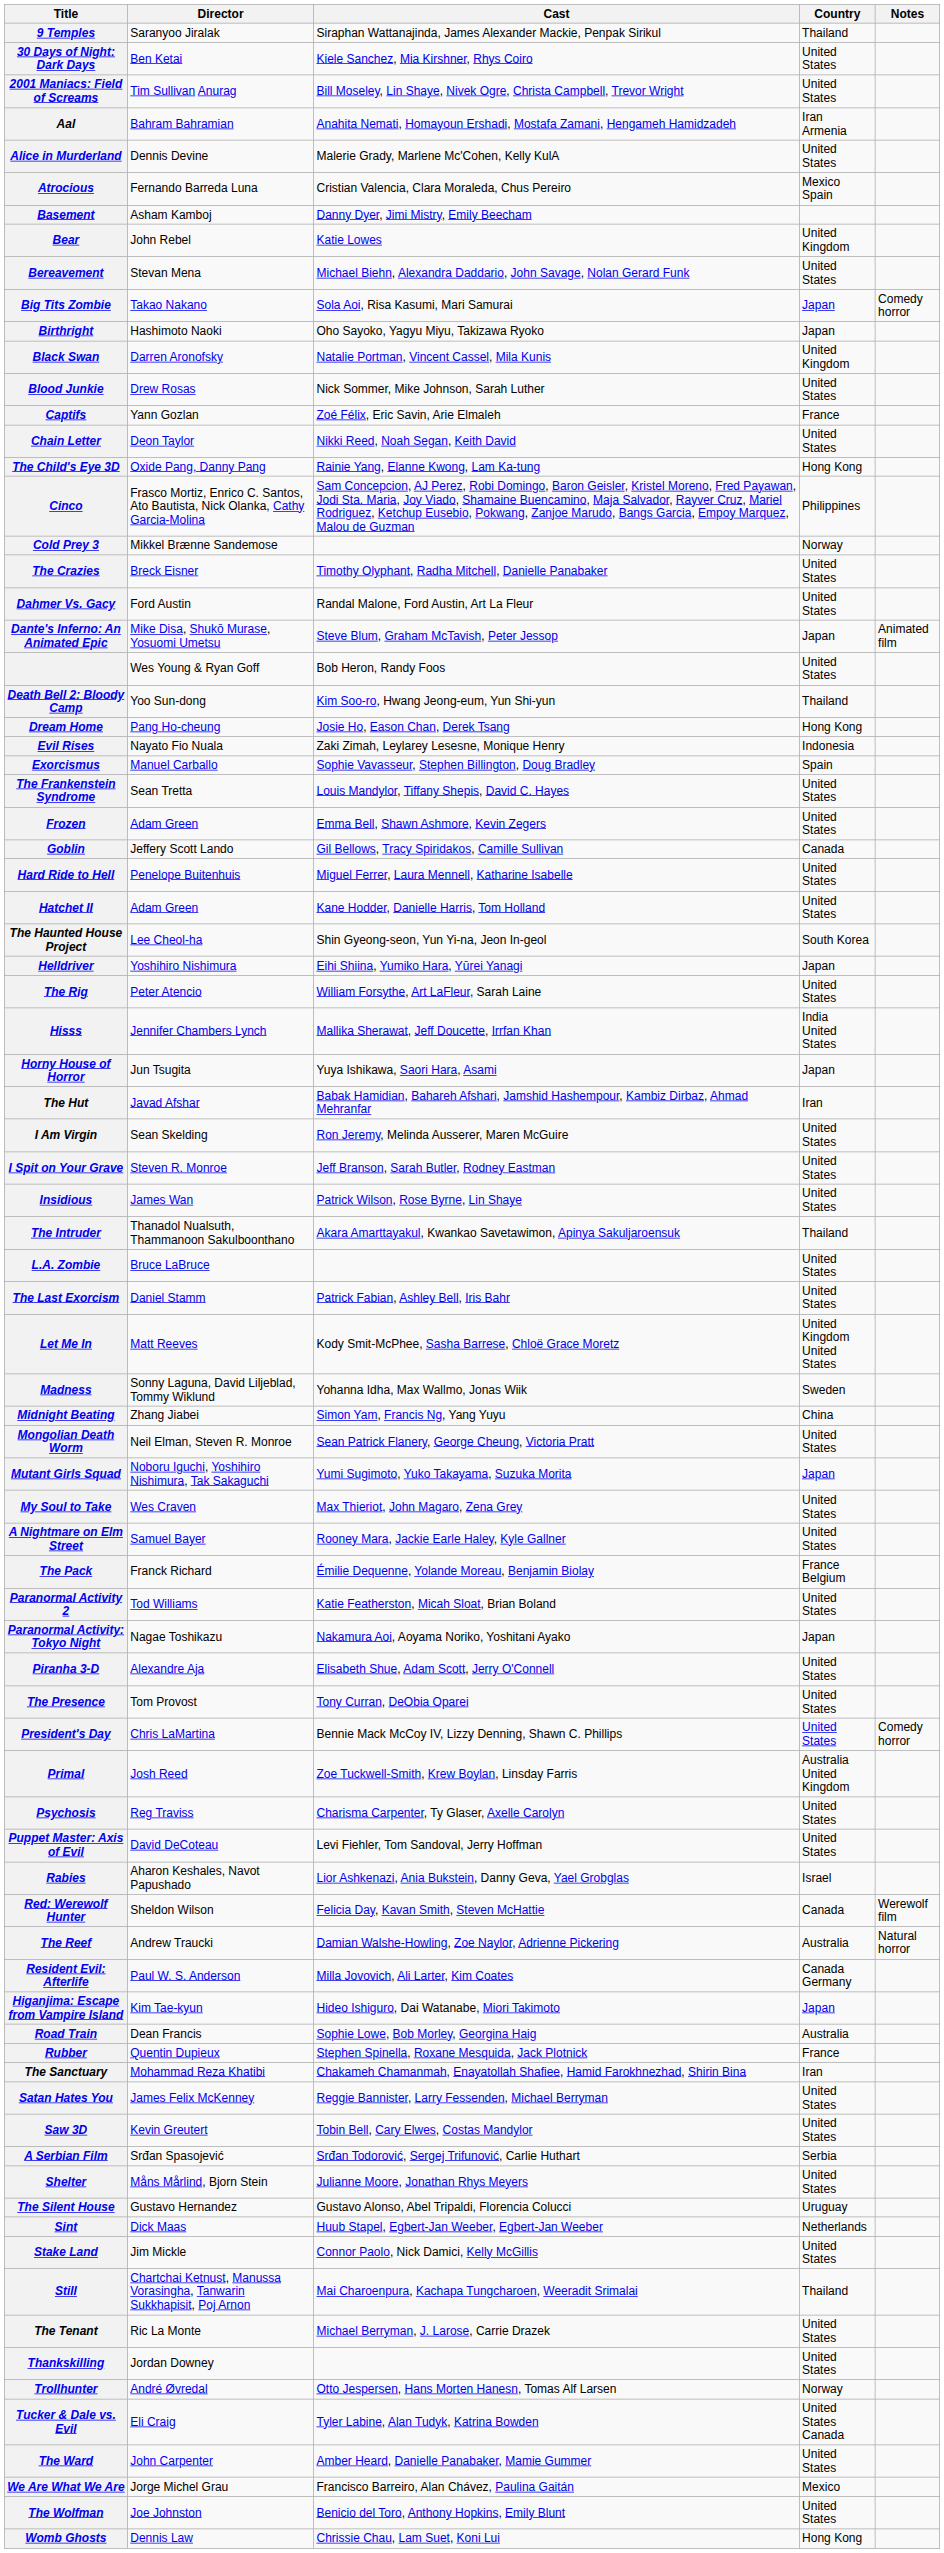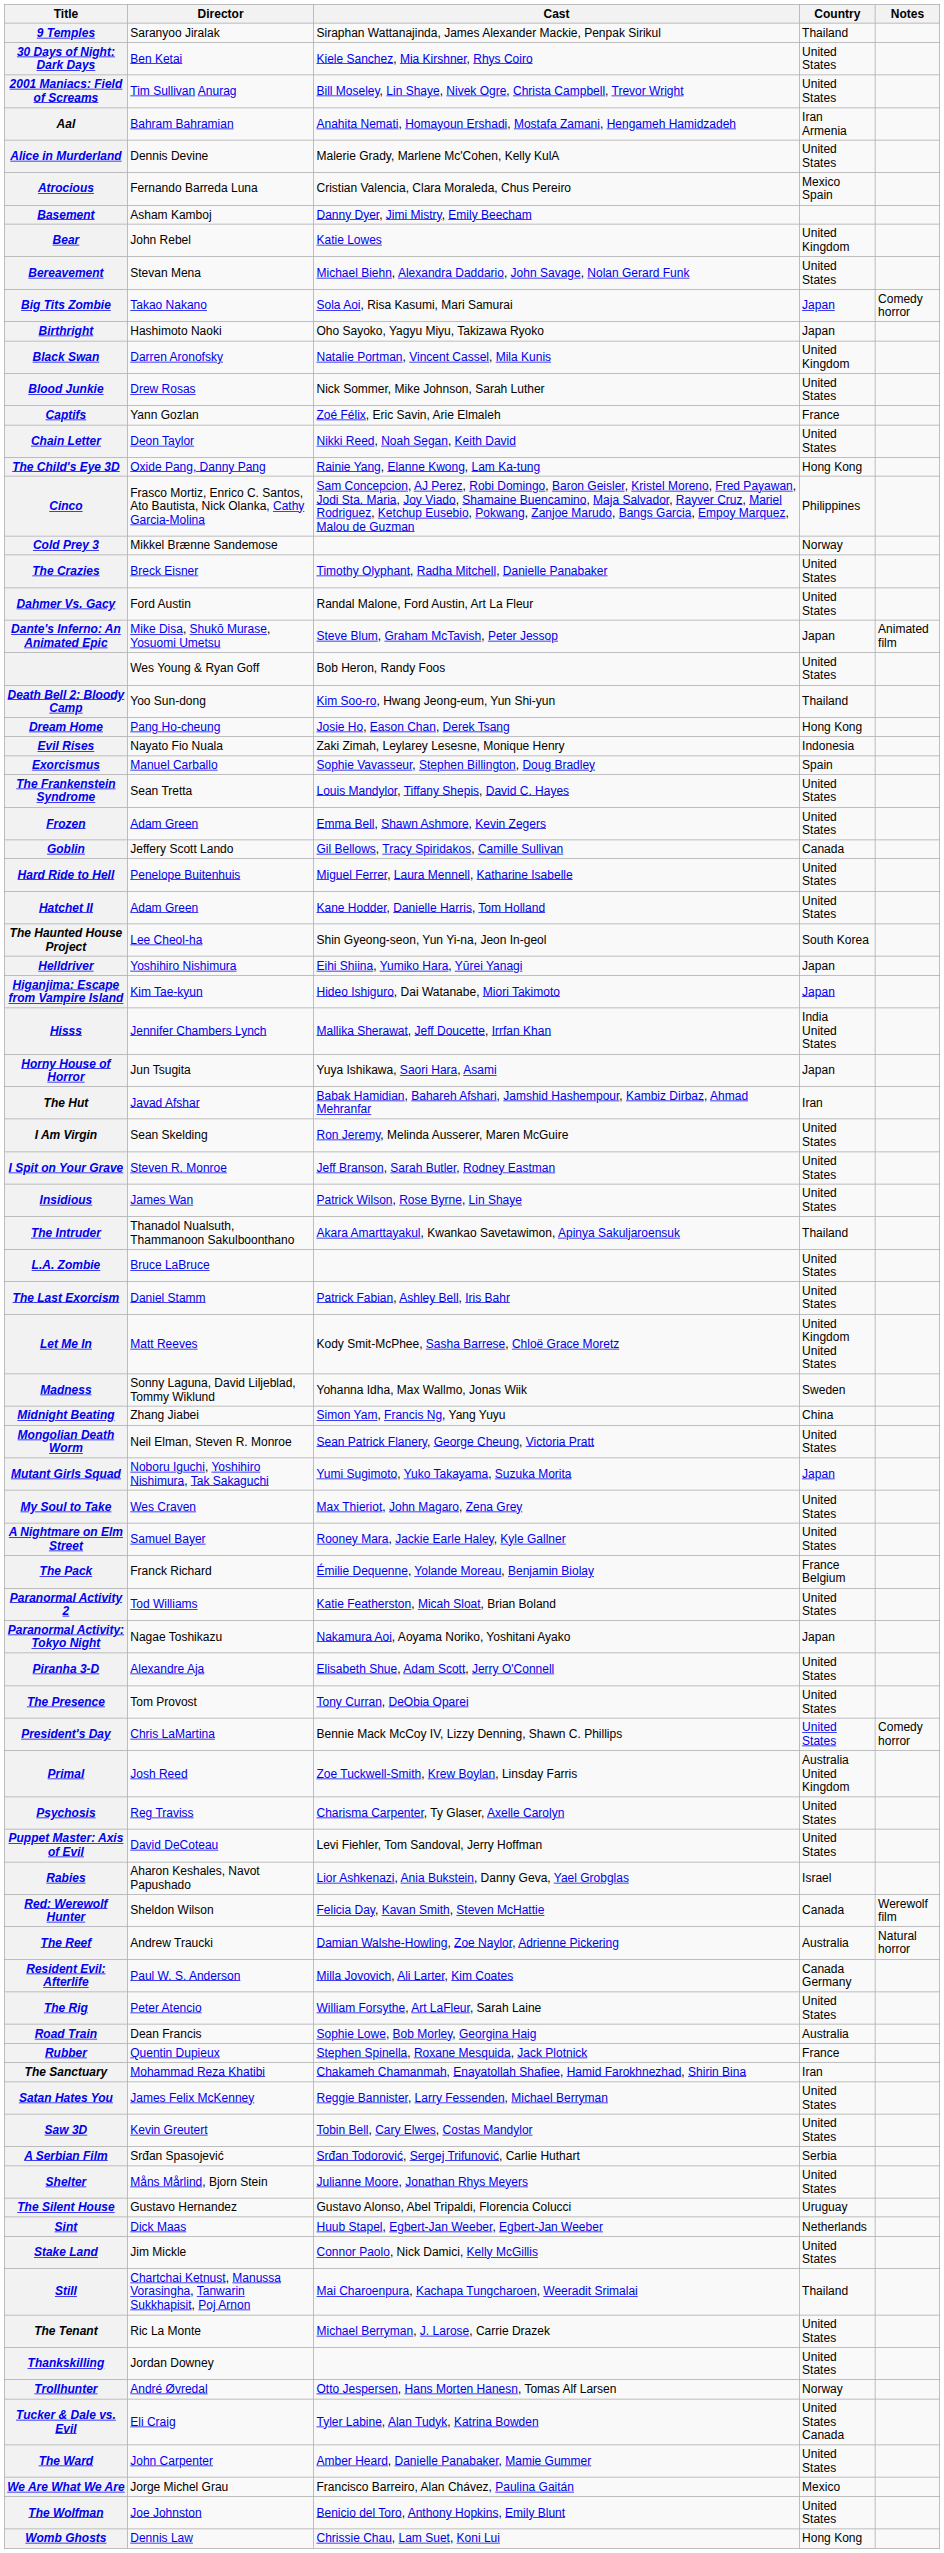rows swapped: (66, 2008) <-> (66, 991)
